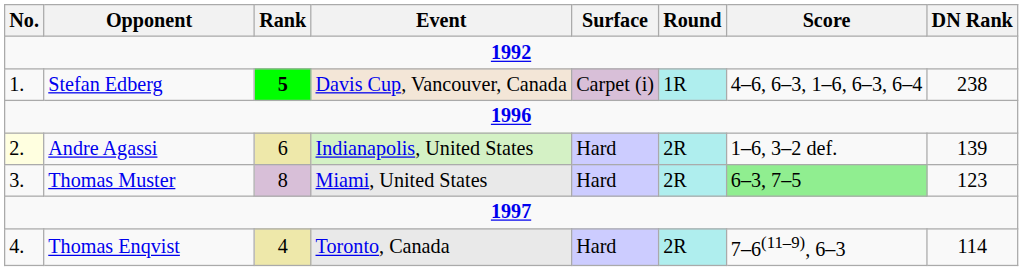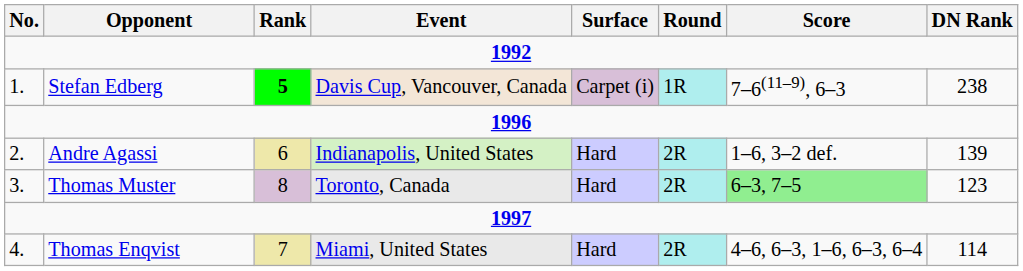(827, 84) 4–6, 6–3, 1–6, 6–3, 6–4 -> (788, 87) 7–6(11–9), 6–3
(17, 148) lightyellow background -> (17, 153) no background
(401, 180) Miami, United States -> (383, 185) Toronto, Canada
(283, 247) 4 -> (283, 249) 7
(383, 247) Toronto, Canada -> (401, 249) Miami, United States
(788, 247) 7–6(11–9), 6–3 -> (827, 249) 4–6, 6–3, 1–6, 6–3, 6–4
